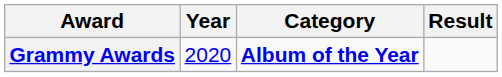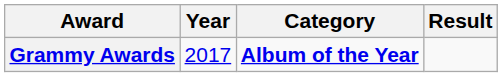(208, 54) 2020 -> (208, 54) 2017
